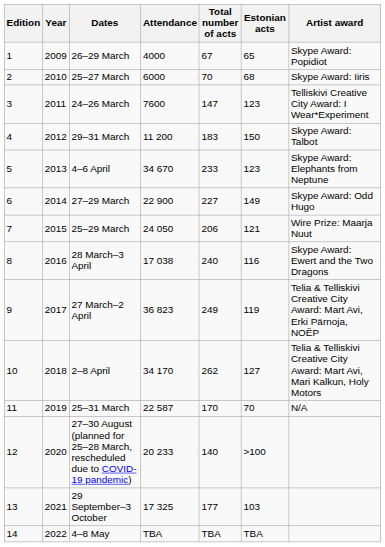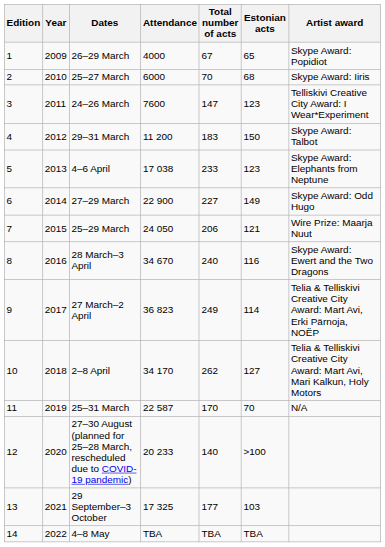(158, 169) 34 670 -> (158, 169) 17 038
(158, 260) 17 038 -> (158, 260) 34 670
(251, 310) 119 -> (251, 310) 114
